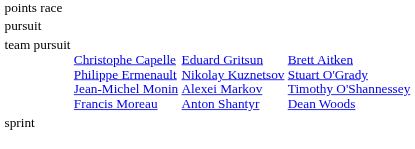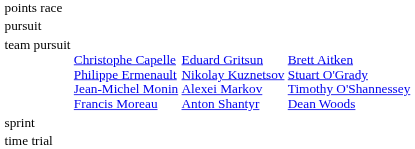+ row: (29, 140)
